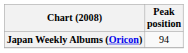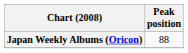(164, 39) 94 -> (164, 39) 88
